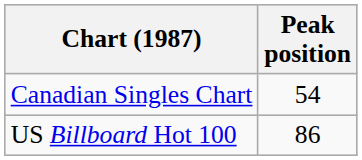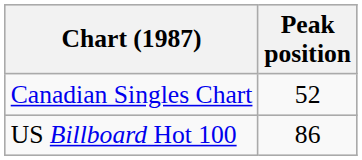(308, 94) 54 -> (308, 94) 52
